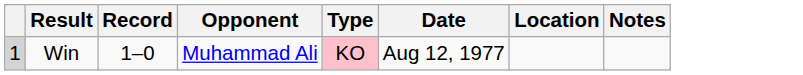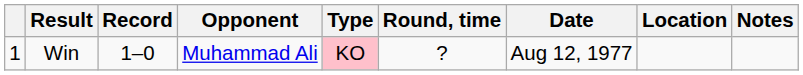+ column: (442, 20)
(15, 53) lightgrey background -> (15, 53) no background
